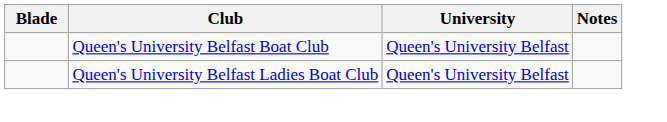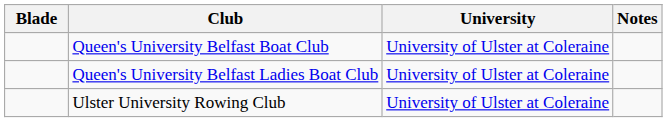(478, 46) Queen's University Belfast -> (498, 46) University of Ulster at Coleraine
(478, 74) Queen's University Belfast -> (498, 74) University of Ulster at Coleraine
+ row: (179, 102)
